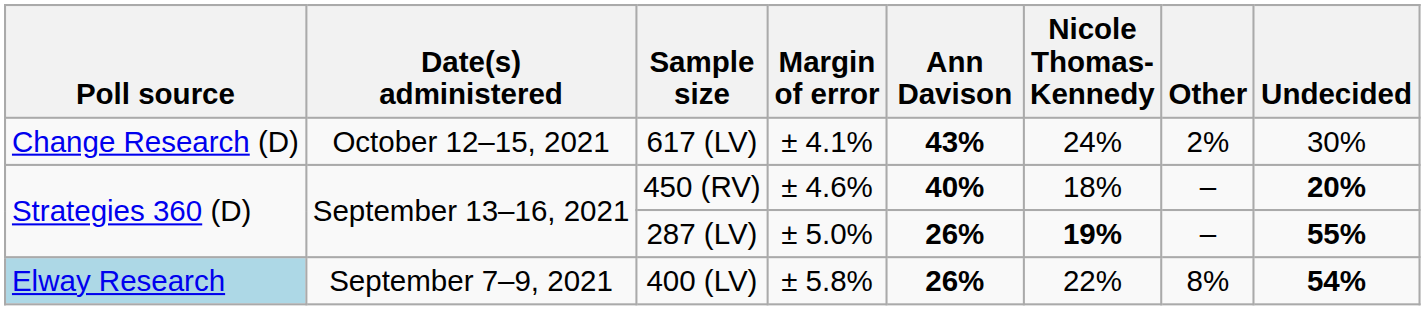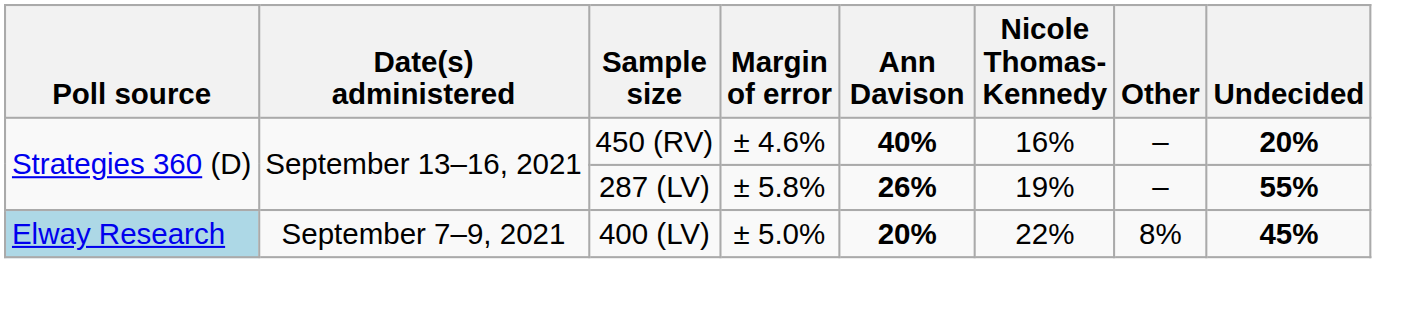- row: (702, 141)
(1092, 188) 18% -> (1045, 141) 16%
(827, 234) ± 5.0% -> (779, 188) ± 5.8%
(1092, 234) bold -> (1045, 188) normal
(827, 281) ± 5.8% -> (779, 234) ± 5.0%
(955, 281) 26% -> (907, 234) 20%
(1336, 281) 54% -> (1289, 234) 45%
